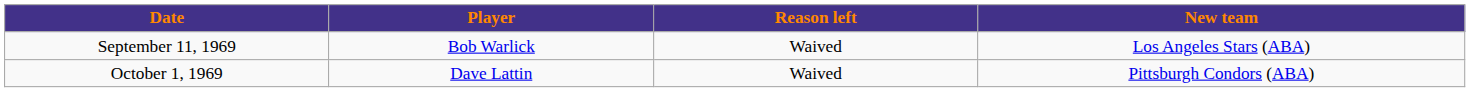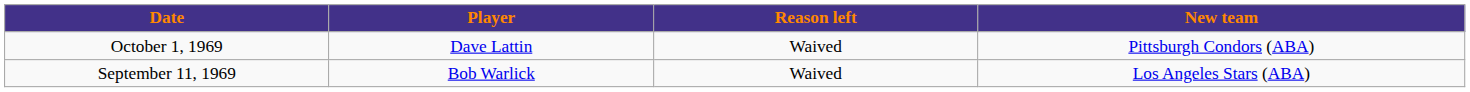rows swapped: (167, 45) <-> (167, 73)
